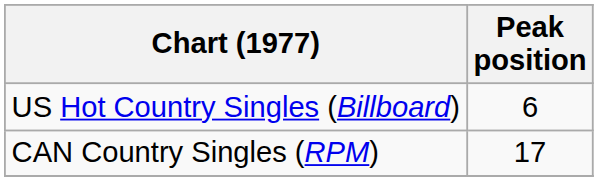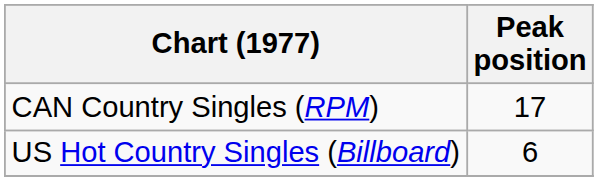rows swapped: (236, 106) <-> (195, 152)
